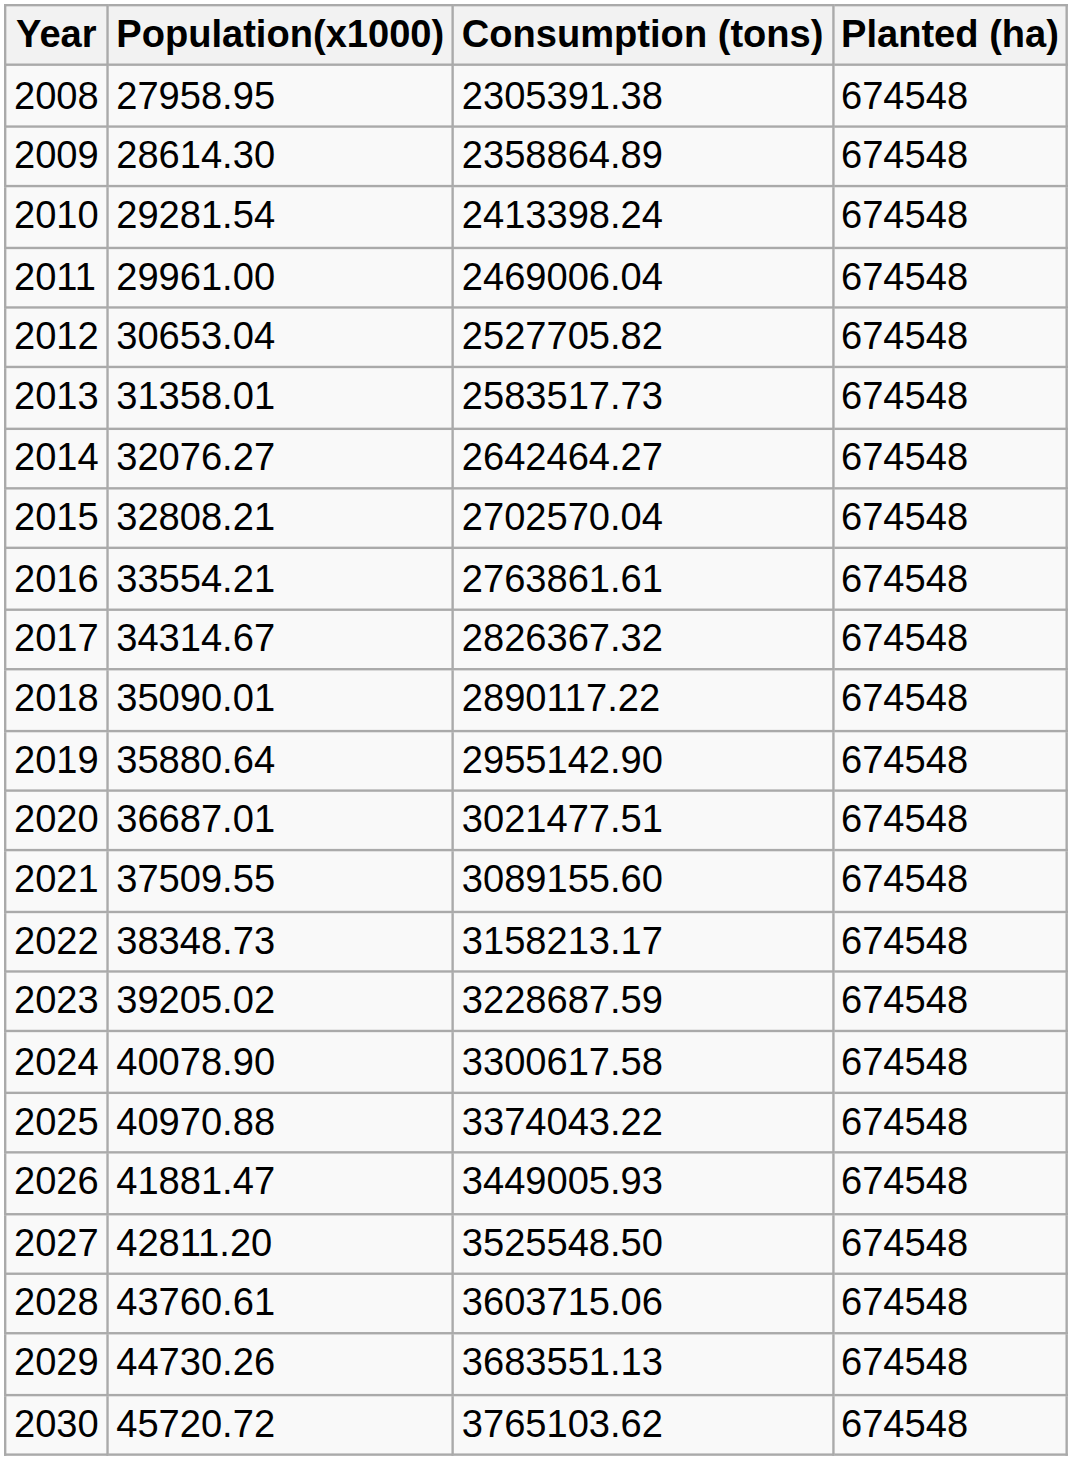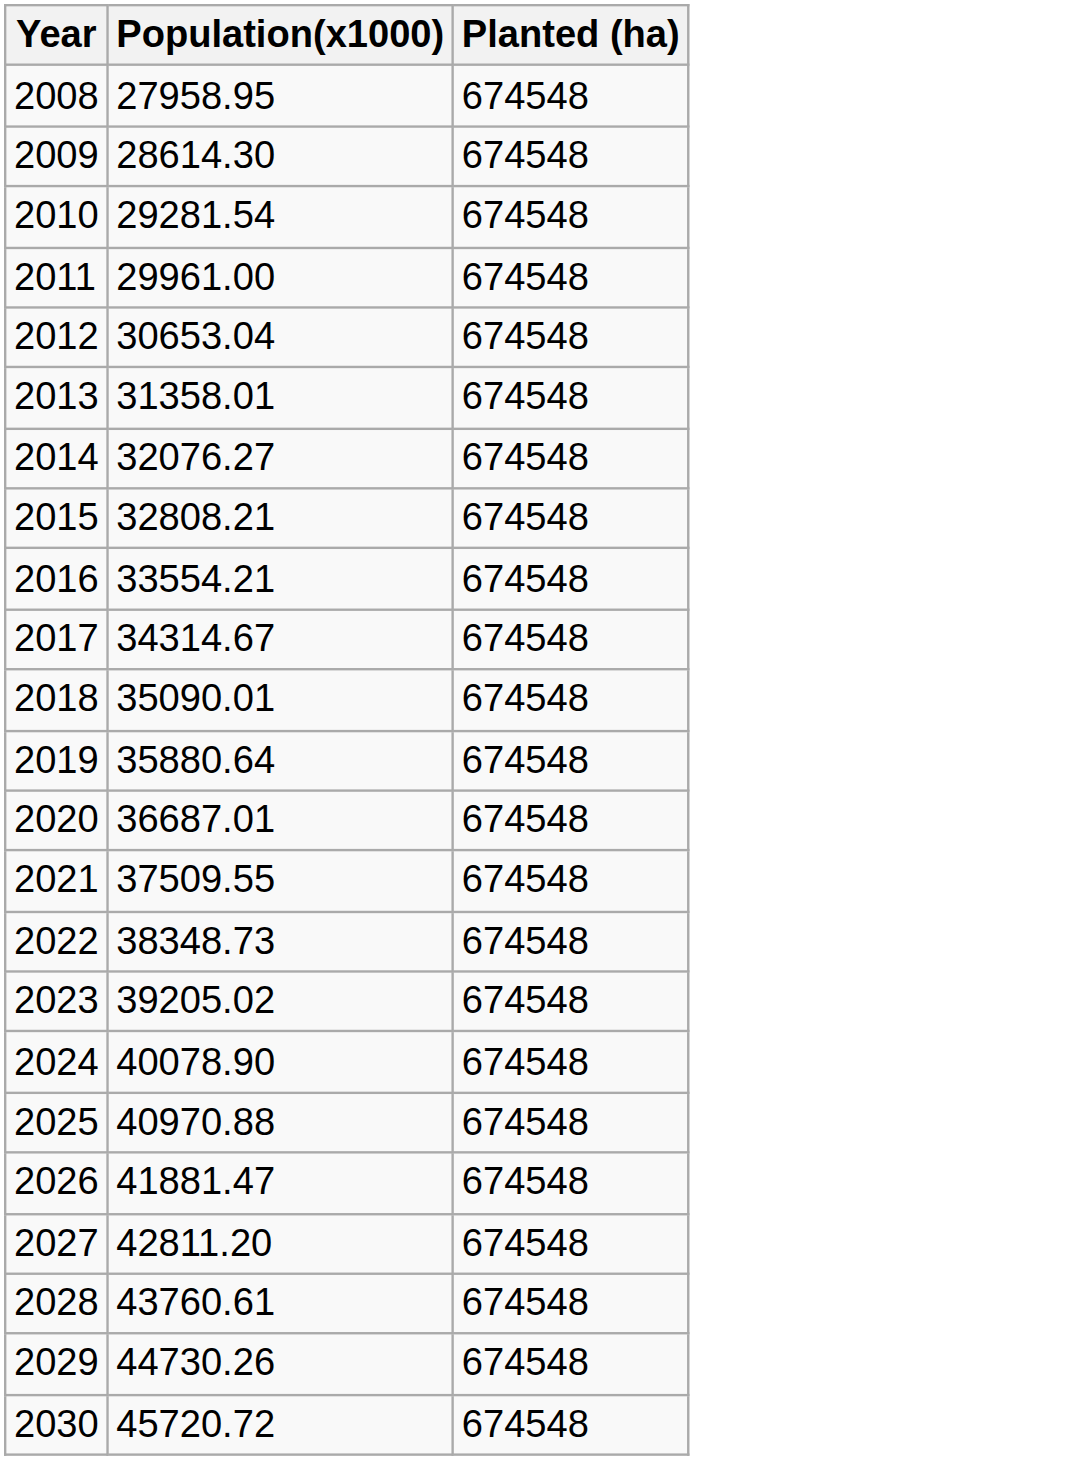- column: (643, 34)
